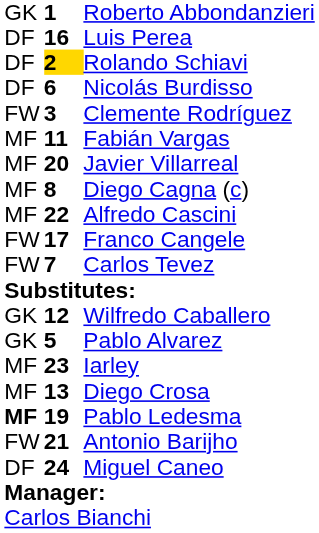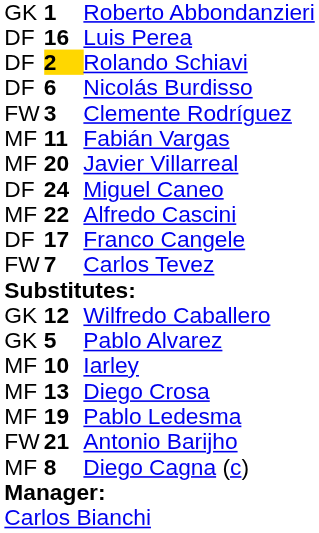rows swapped: (166, 189) <-> (154, 467)
(22, 239) FW -> (20, 239) DF
(57, 366) 23 -> (57, 366) 10
(21, 416) bold -> (21, 416) normal
